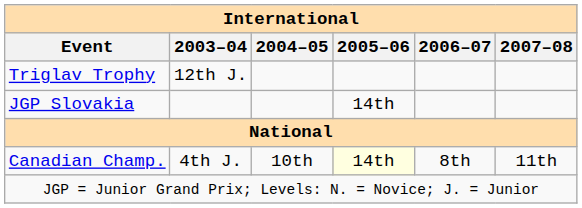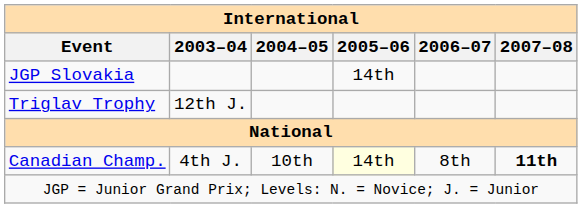rows swapped: (72, 104) <-> (82, 76)
(536, 161) normal -> (536, 161) bold
